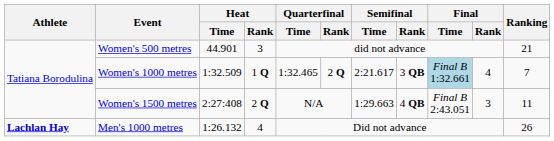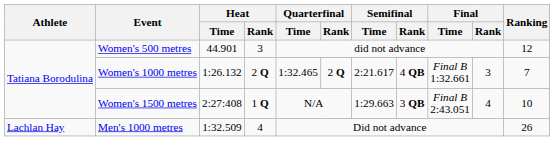(527, 48) 21 -> (527, 48) 12
(222, 72) 1:32.509 -> (222, 72) 1:26.132
(260, 72) 1 Q -> (260, 72) 2 Q
(412, 72) 3 QB -> (412, 72) 4 QB
(450, 72) lightblue background -> (450, 72) no background
(488, 72) 4 -> (488, 72) 3
(260, 103) 2 Q -> (260, 103) 1 Q
(412, 103) 4 QB -> (412, 103) 3 QB
(488, 103) 3 -> (488, 103) 4
(527, 103) 11 -> (527, 103) 10
(38, 127) bold -> (36, 127) normal
(222, 127) 1:26.132 -> (222, 127) 1:32.509
